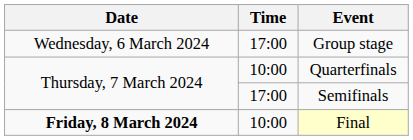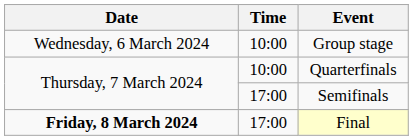(268, 43) 17:00 -> (268, 43) 10:00
(268, 122) 10:00 -> (268, 122) 17:00
